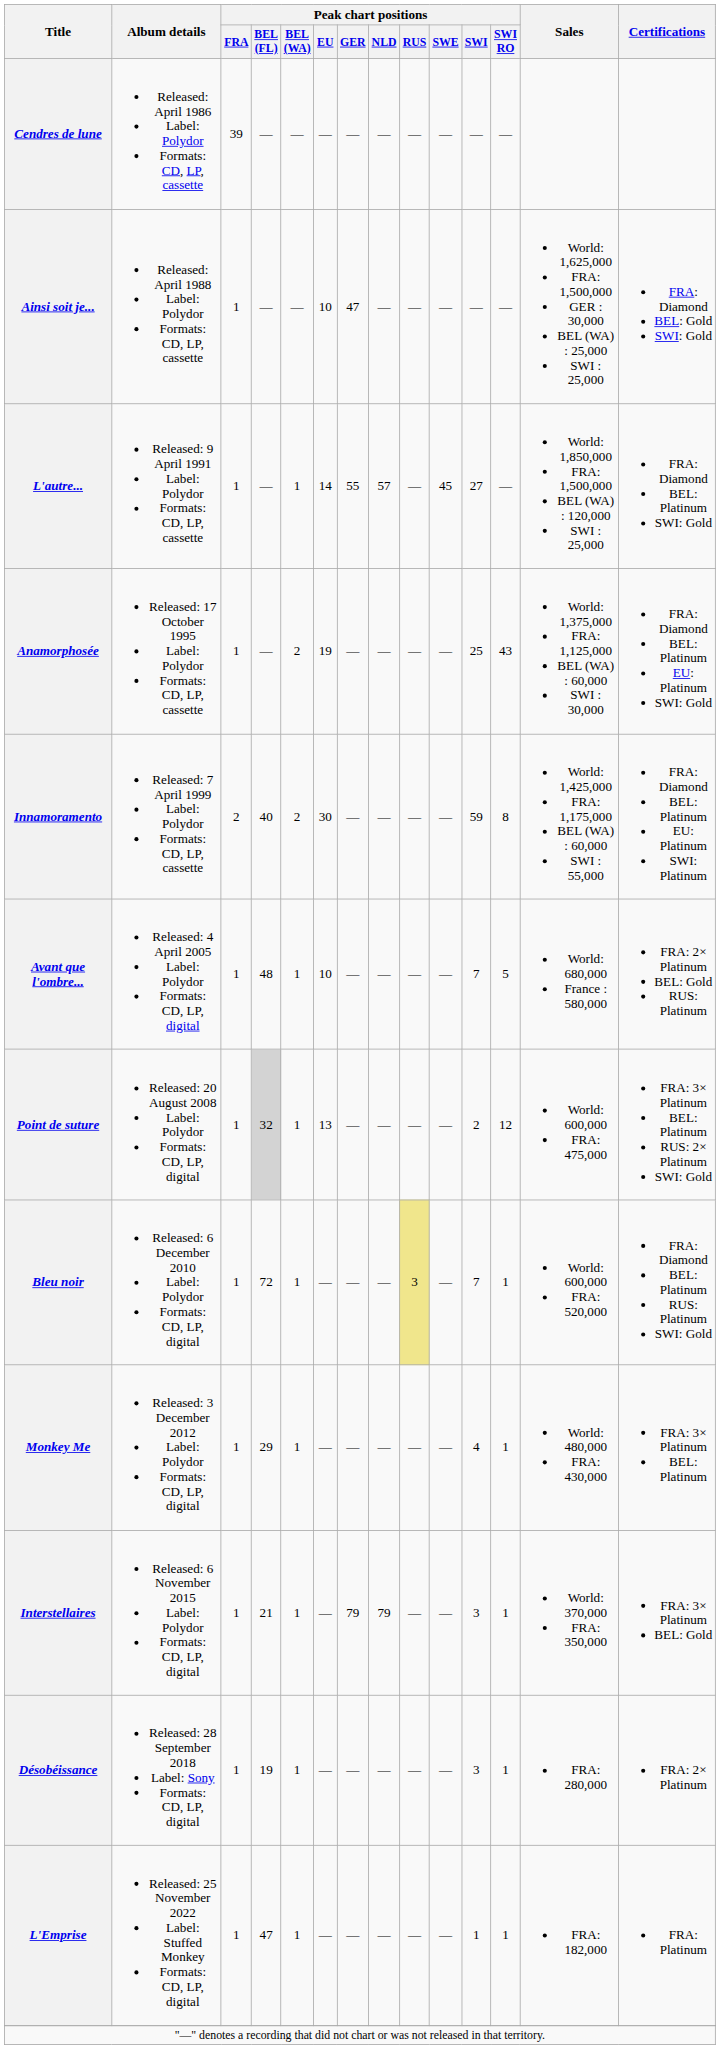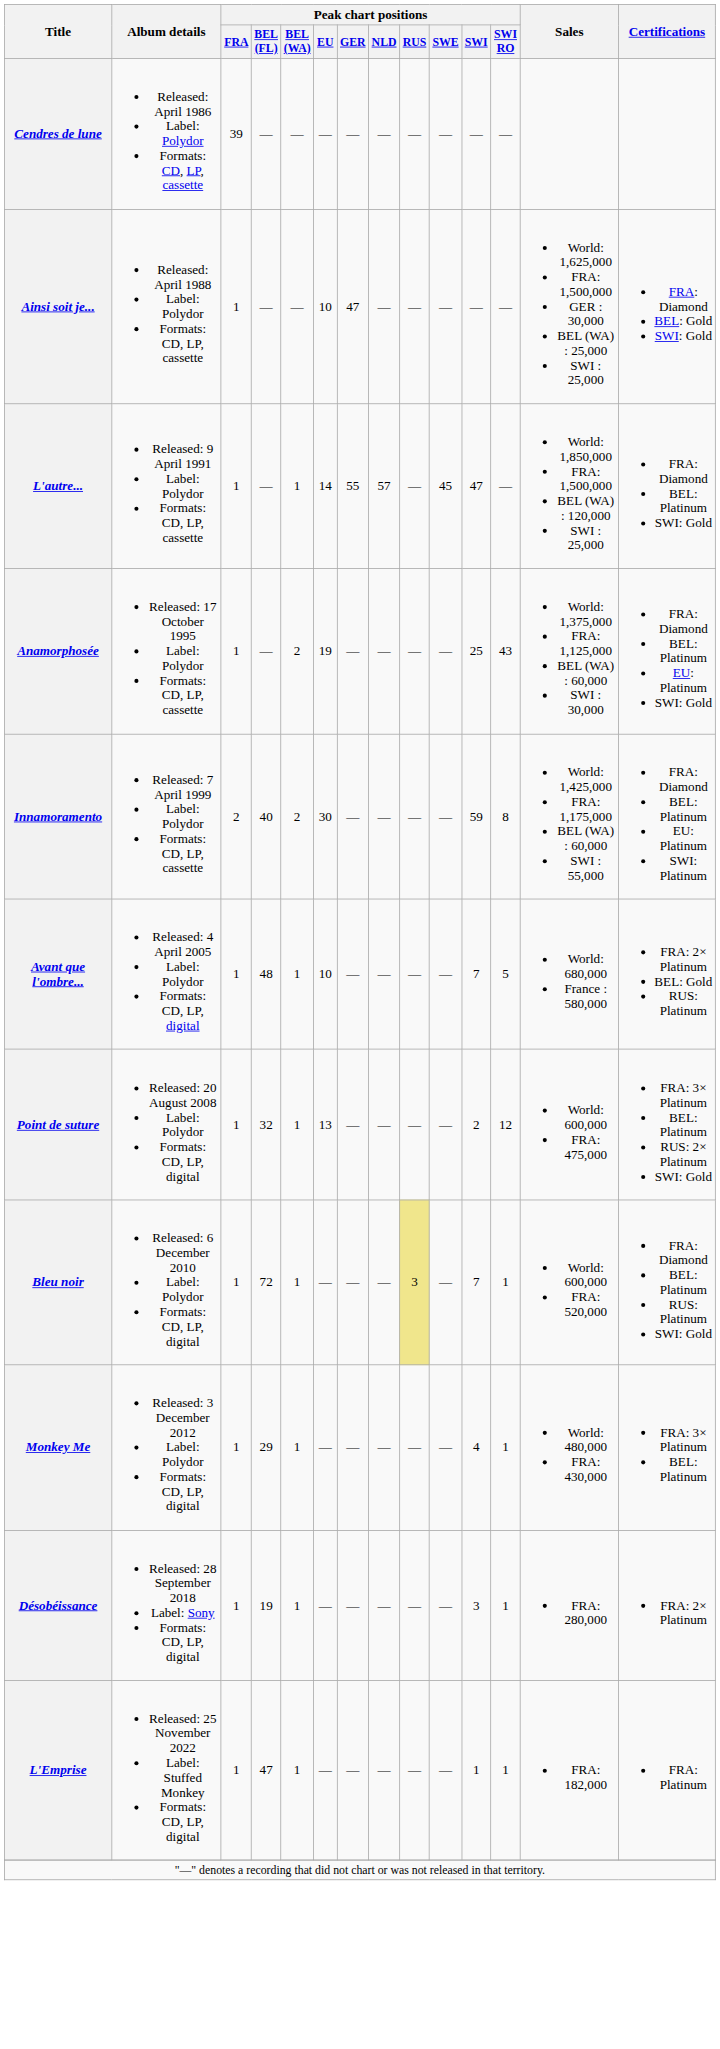(476, 486) 27 -> (476, 486) 47
(266, 1124) lightgrey background -> (266, 1124) no background
- row: (58, 1612)
